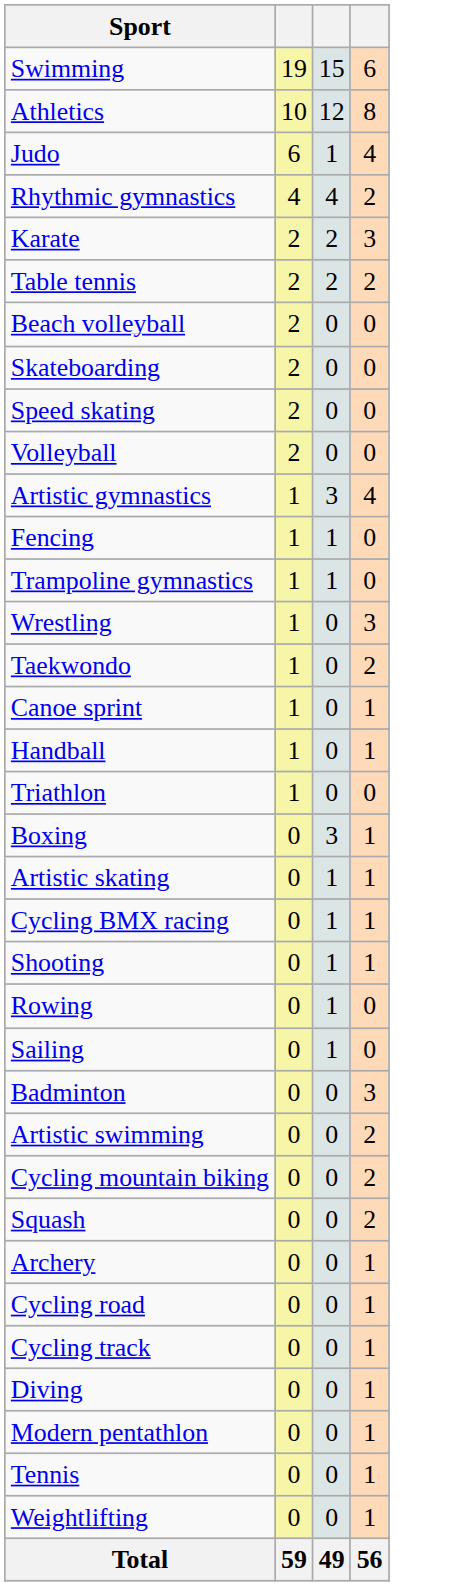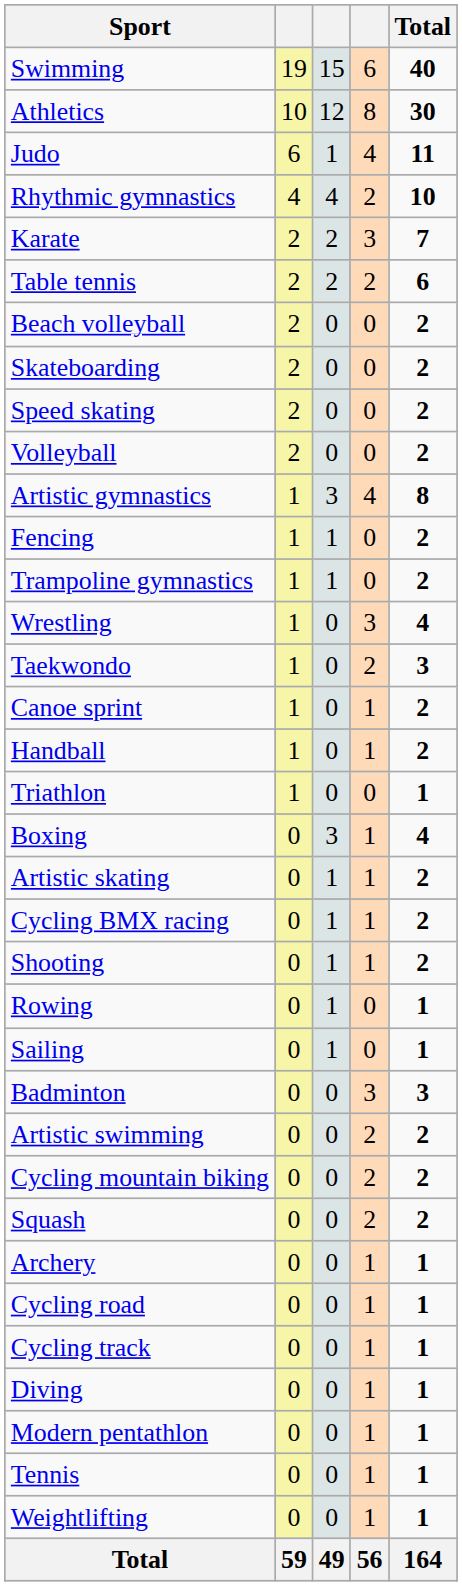+ column: (423, 25)
